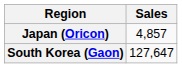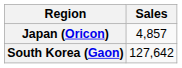(152, 53) 127,647 -> (152, 53) 127,642
